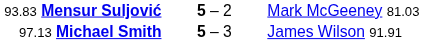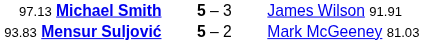rows swapped: (83, 10) <-> (90, 32)
